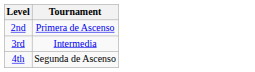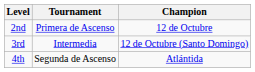+ column: (184, 12)
